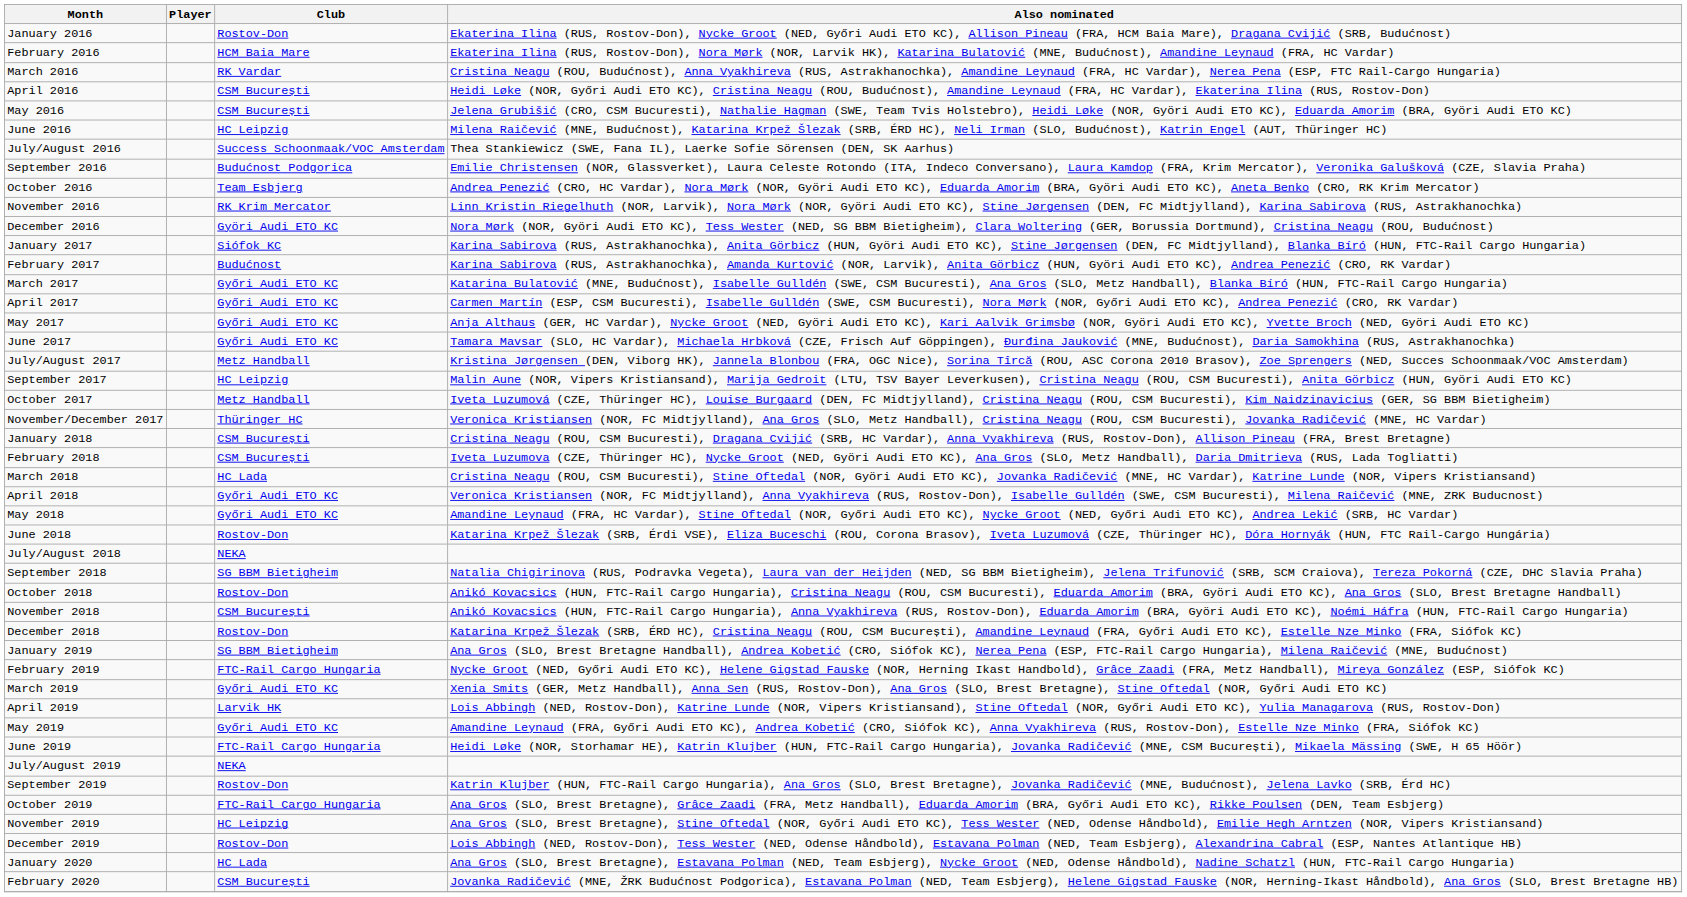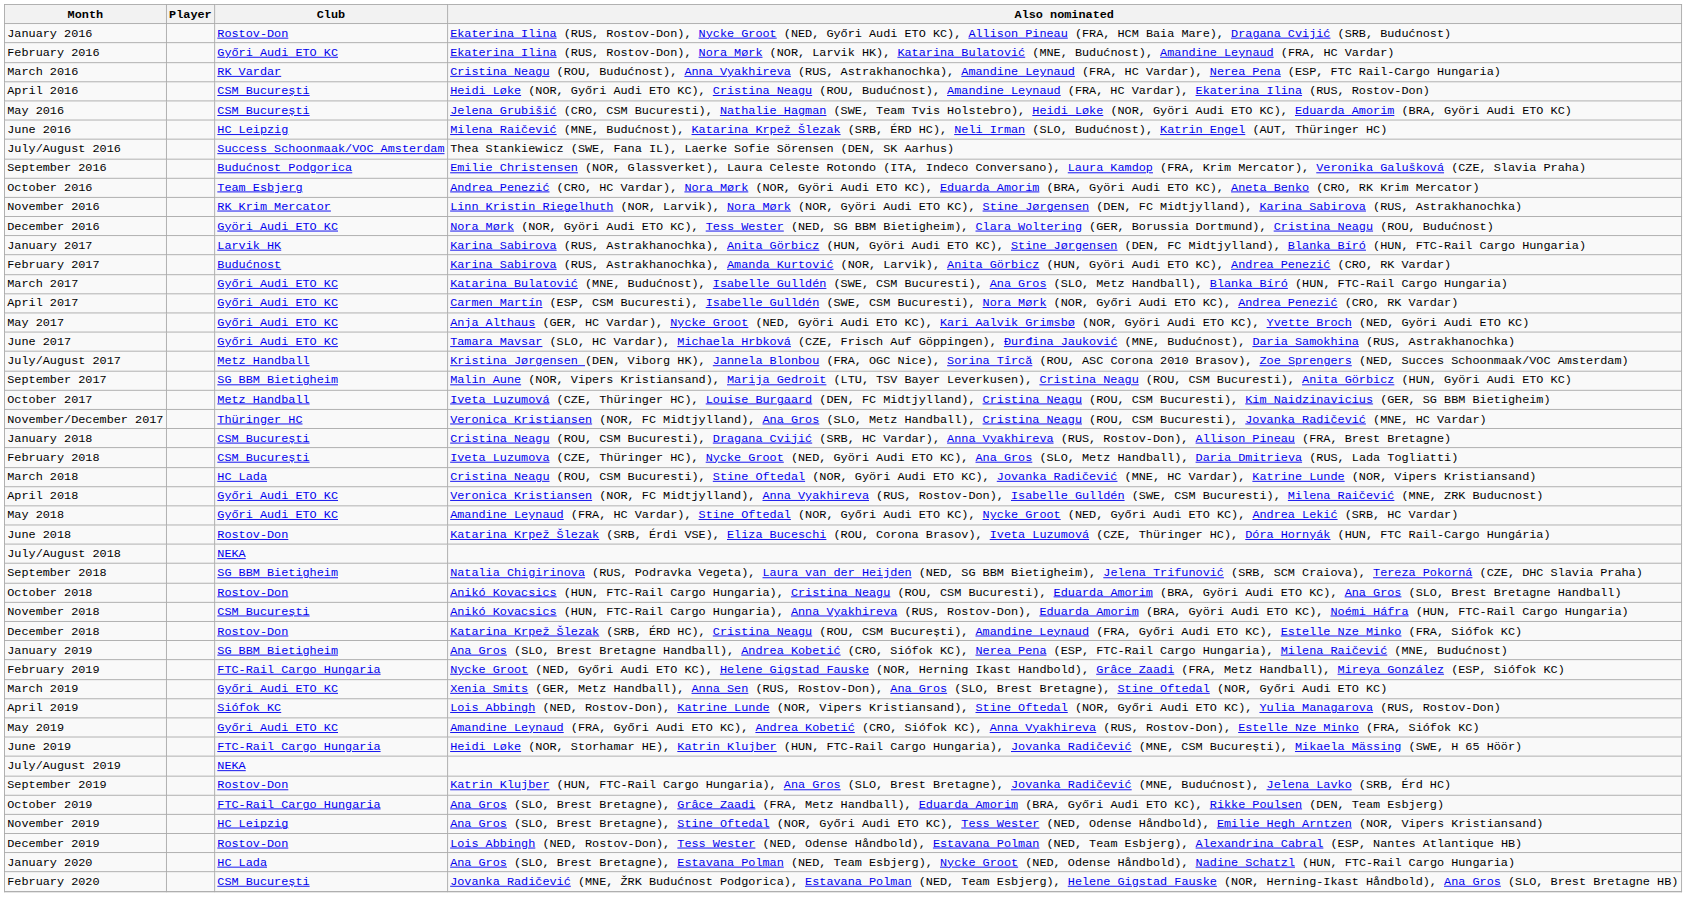(263, 53) HCM Baia Mare -> (278, 53) Győri Audi ETO KC
(249, 245) Siófok KC -> (249, 245) Larvik HK
(253, 380) HC Leipzig -> (278, 380) SG BBM Bietigheim
(249, 708) Larvik HK -> (249, 708) Siófok KC
